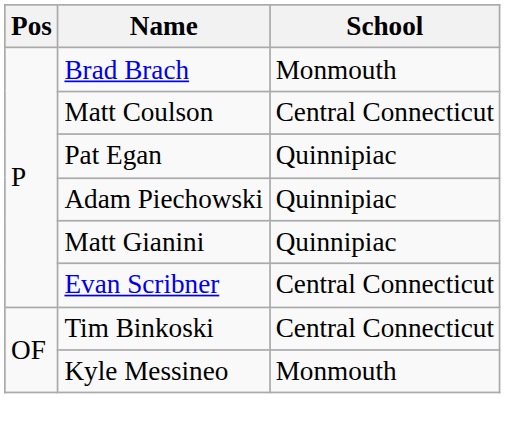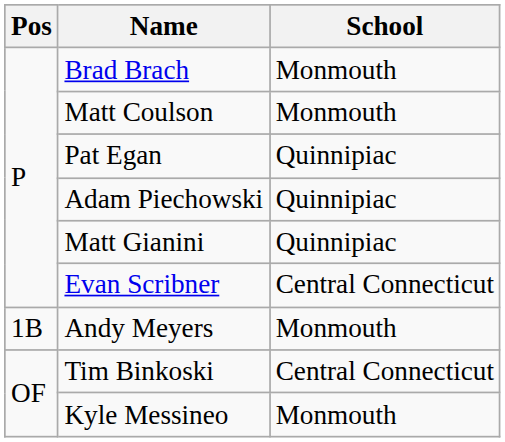(385, 112) Central Connecticut -> (336, 112) Monmouth
+ row: (139, 328)
